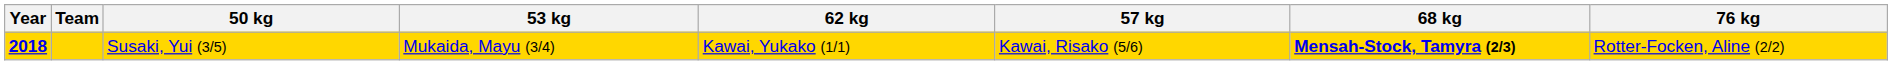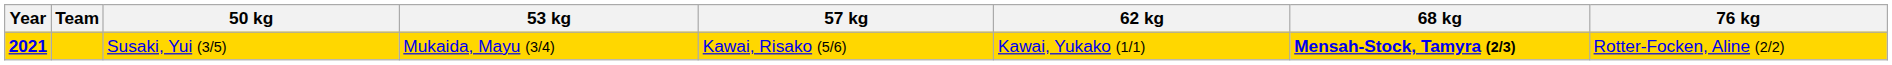columns swapped: (1143, 19) <-> (847, 19)
(28, 46) 2018 -> (28, 46) 2021
